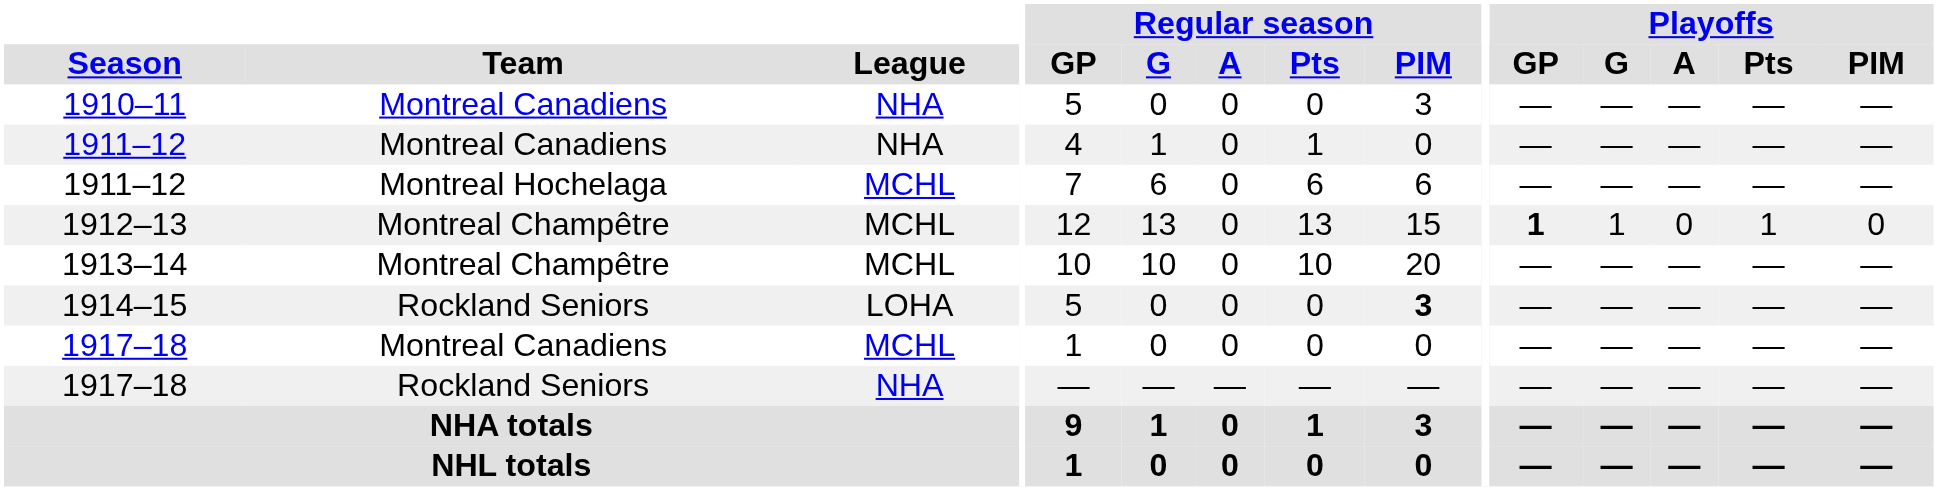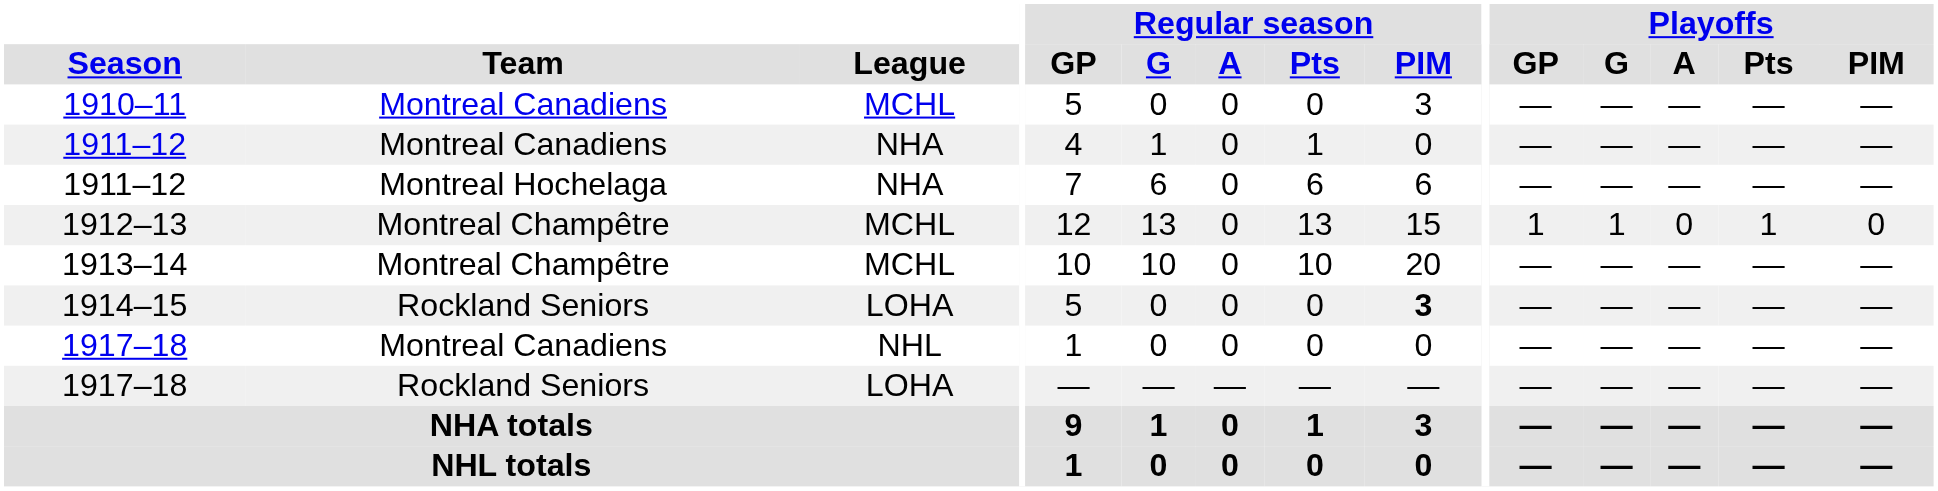(910, 103) NHA -> (910, 103) MCHL
(910, 184) MCHL -> (910, 184) NHA
(1536, 224) bold -> (1536, 224) normal
(910, 345) MCHL -> (910, 345) NHL
(910, 385) NHA -> (910, 385) LOHA
